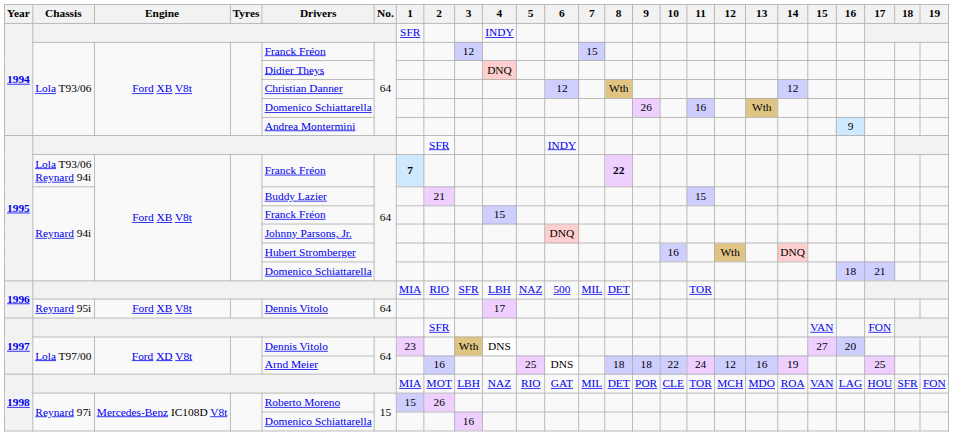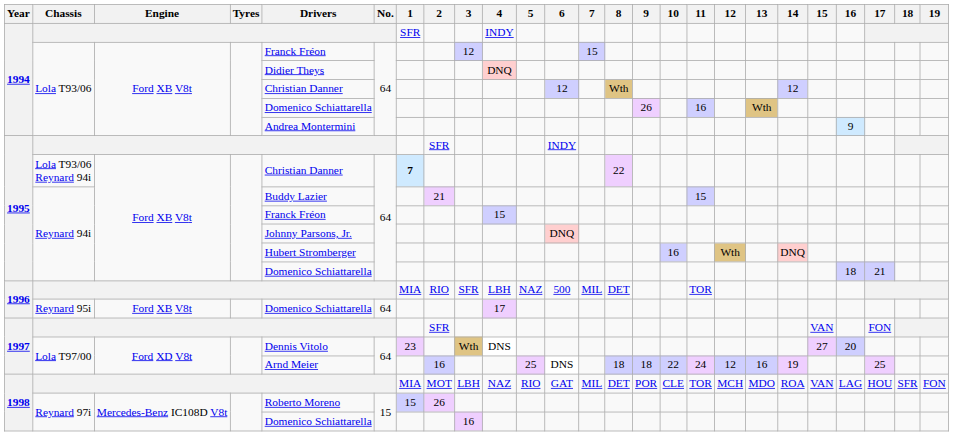(295, 171) Franck Fréon -> (304, 171) Christian Danner
(619, 171) bold -> (619, 171) normal
(296, 309) Dennis Vitolo -> (318, 309) Domenico Schiattarella
